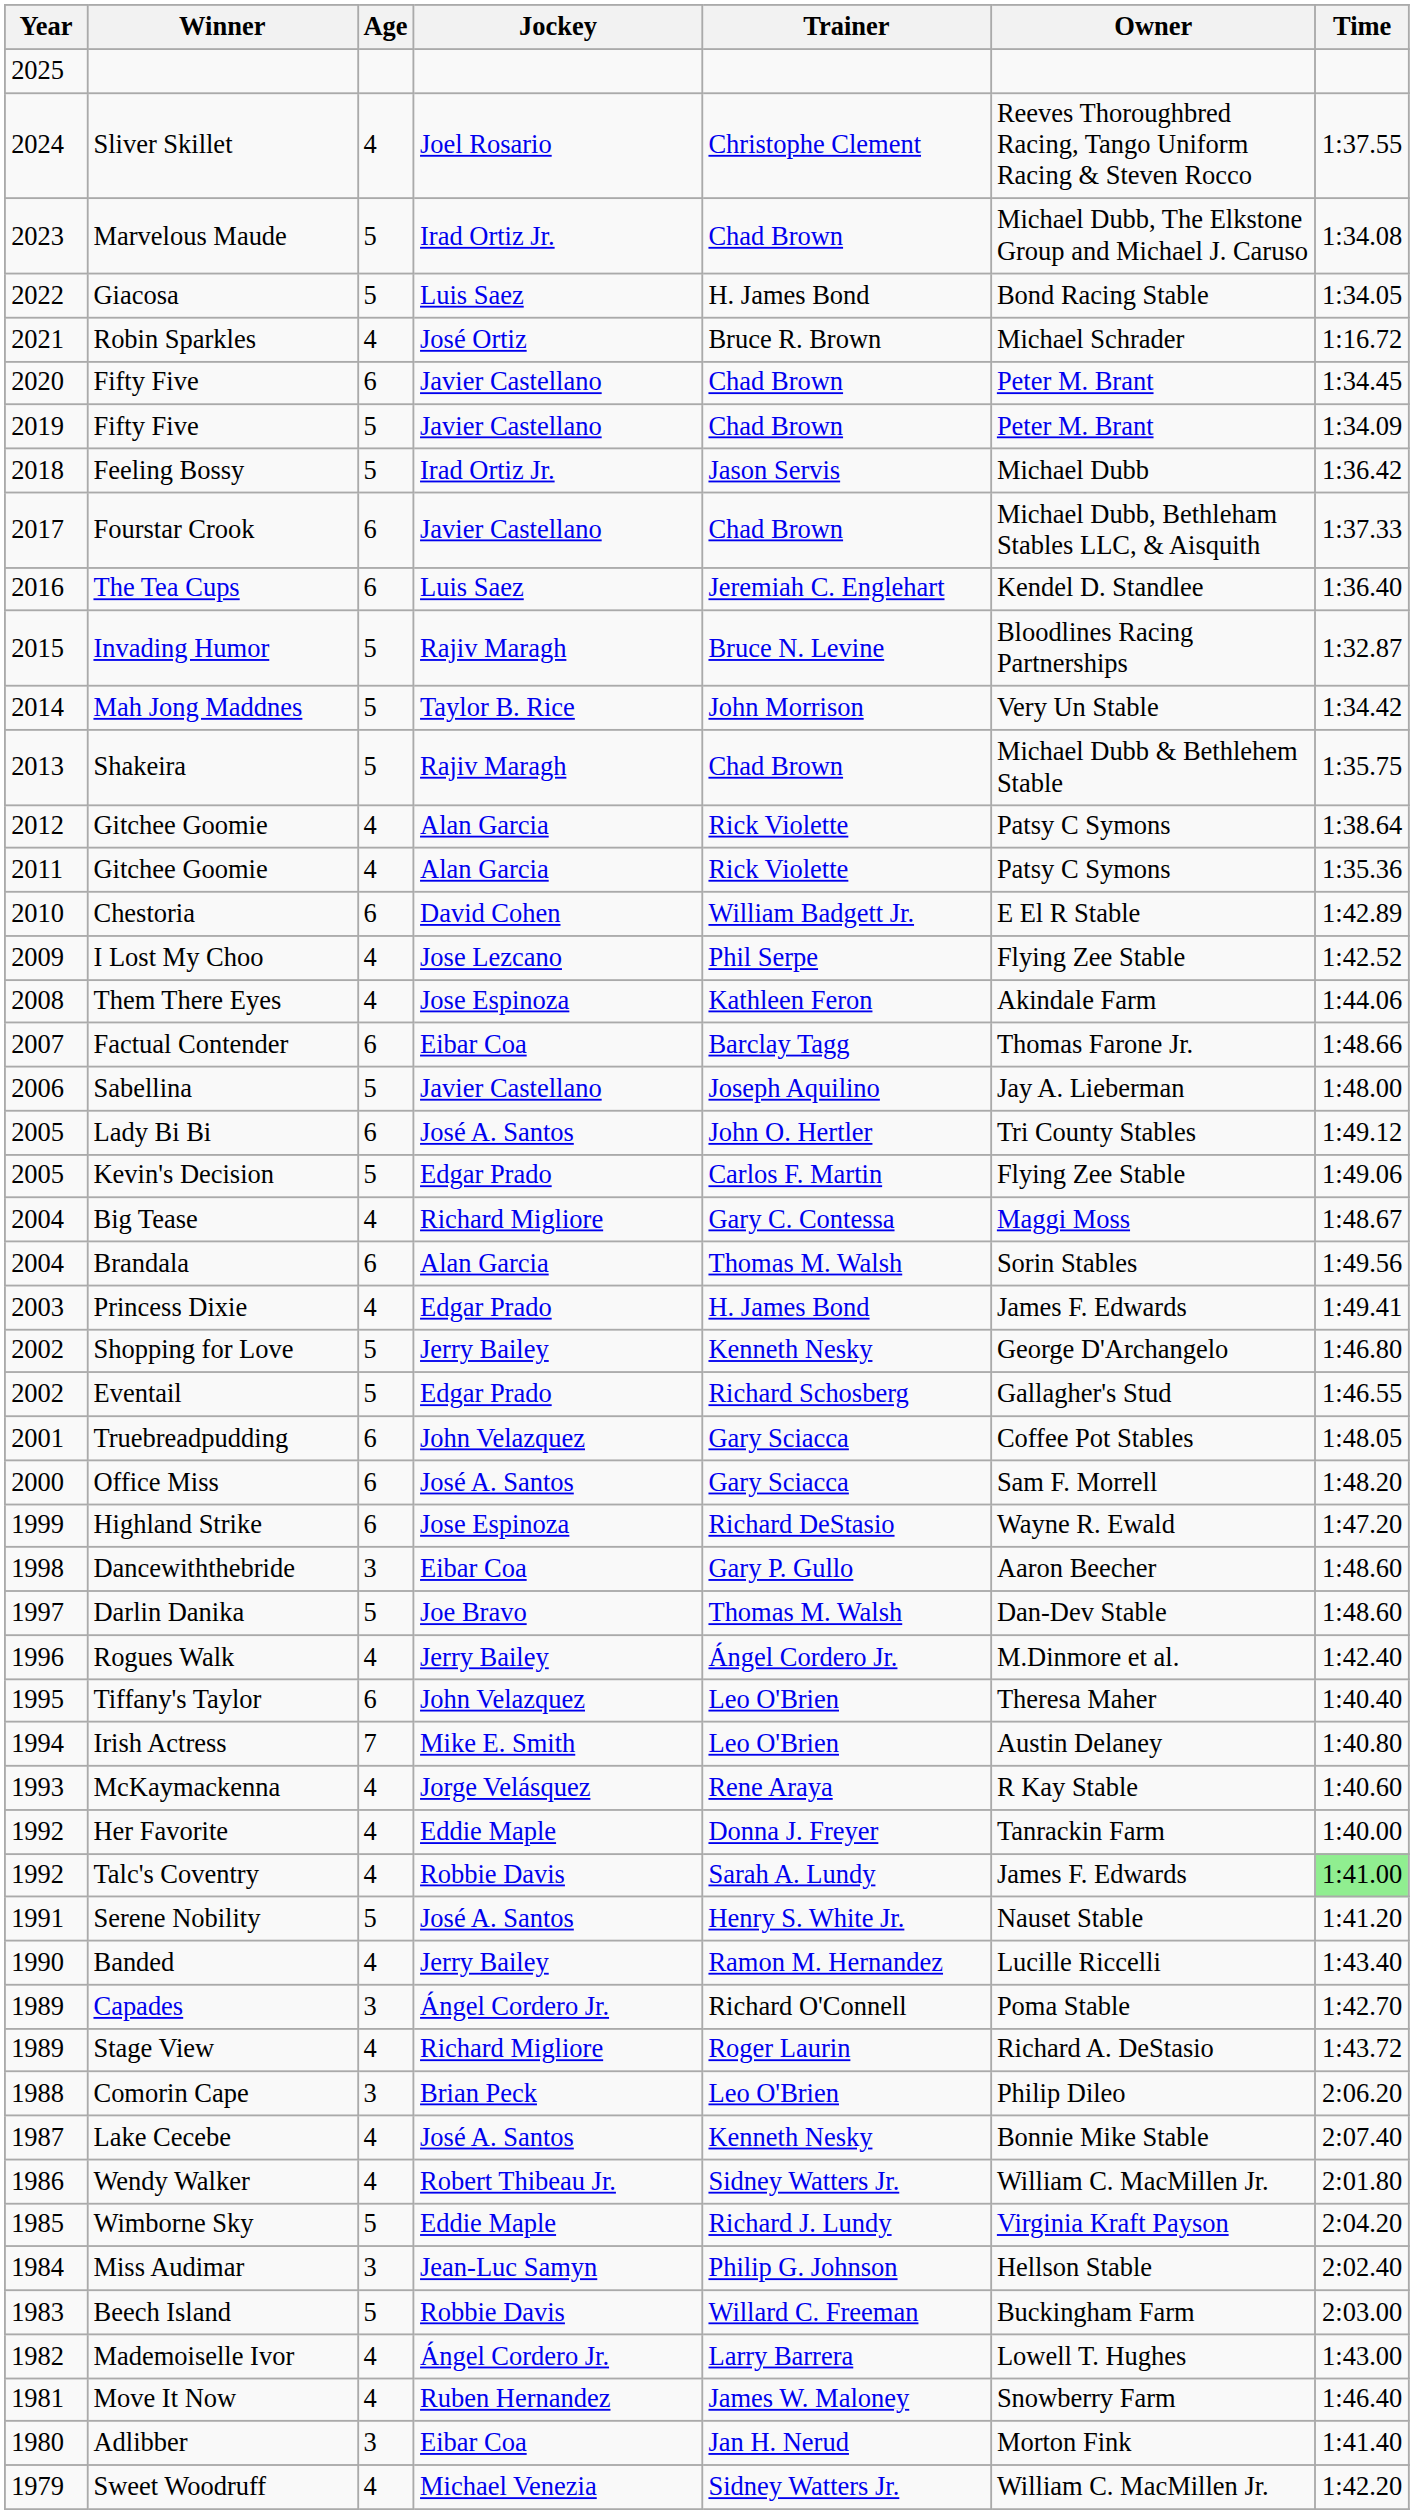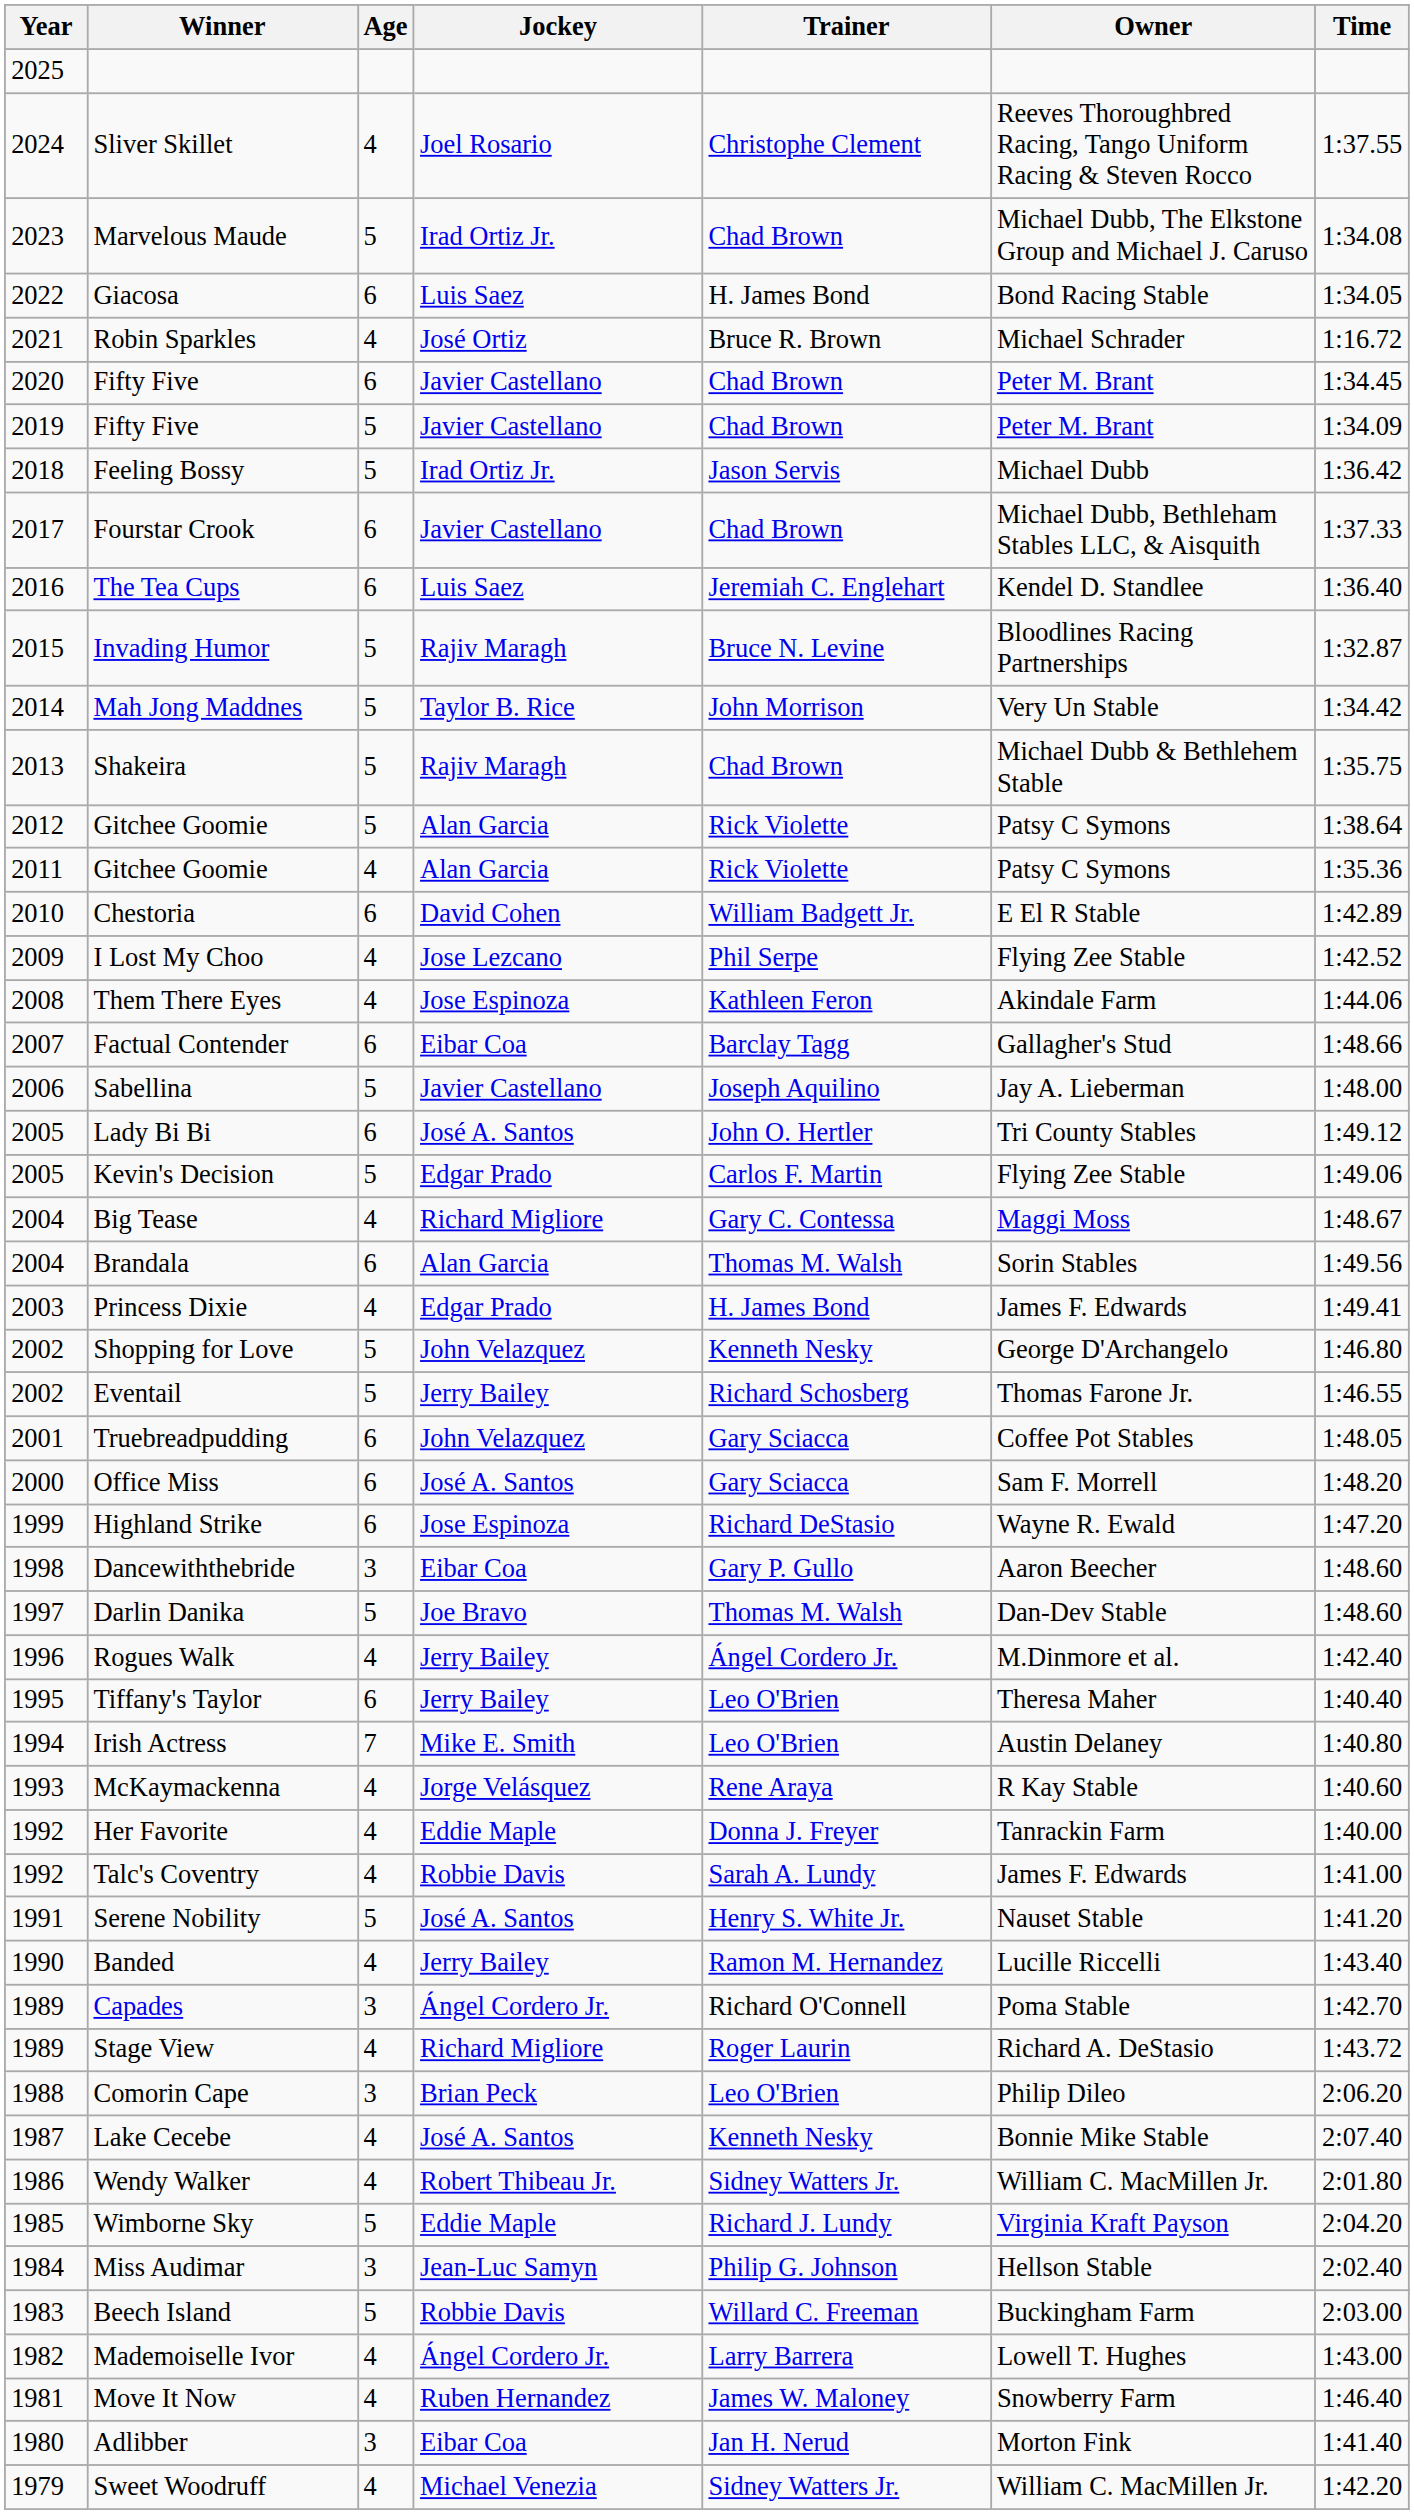(370, 295) 5 -> (370, 295) 6
(370, 826) 4 -> (370, 826) 5
(1095, 1044) Thomas Farone Jr. -> (1084, 1044) Gallagher's Stud
(484, 1350) Jerry Bailey -> (503, 1350) John Velazquez
(486, 1394) Edgar Prado -> (484, 1394) Jerry Bailey
(1084, 1394) Gallagher's Stud -> (1095, 1394) Thomas Farone Jr.
(503, 1700) John Velazquez -> (484, 1700) Jerry Bailey
(1362, 1875) lightgreen background -> (1362, 1875) no background
